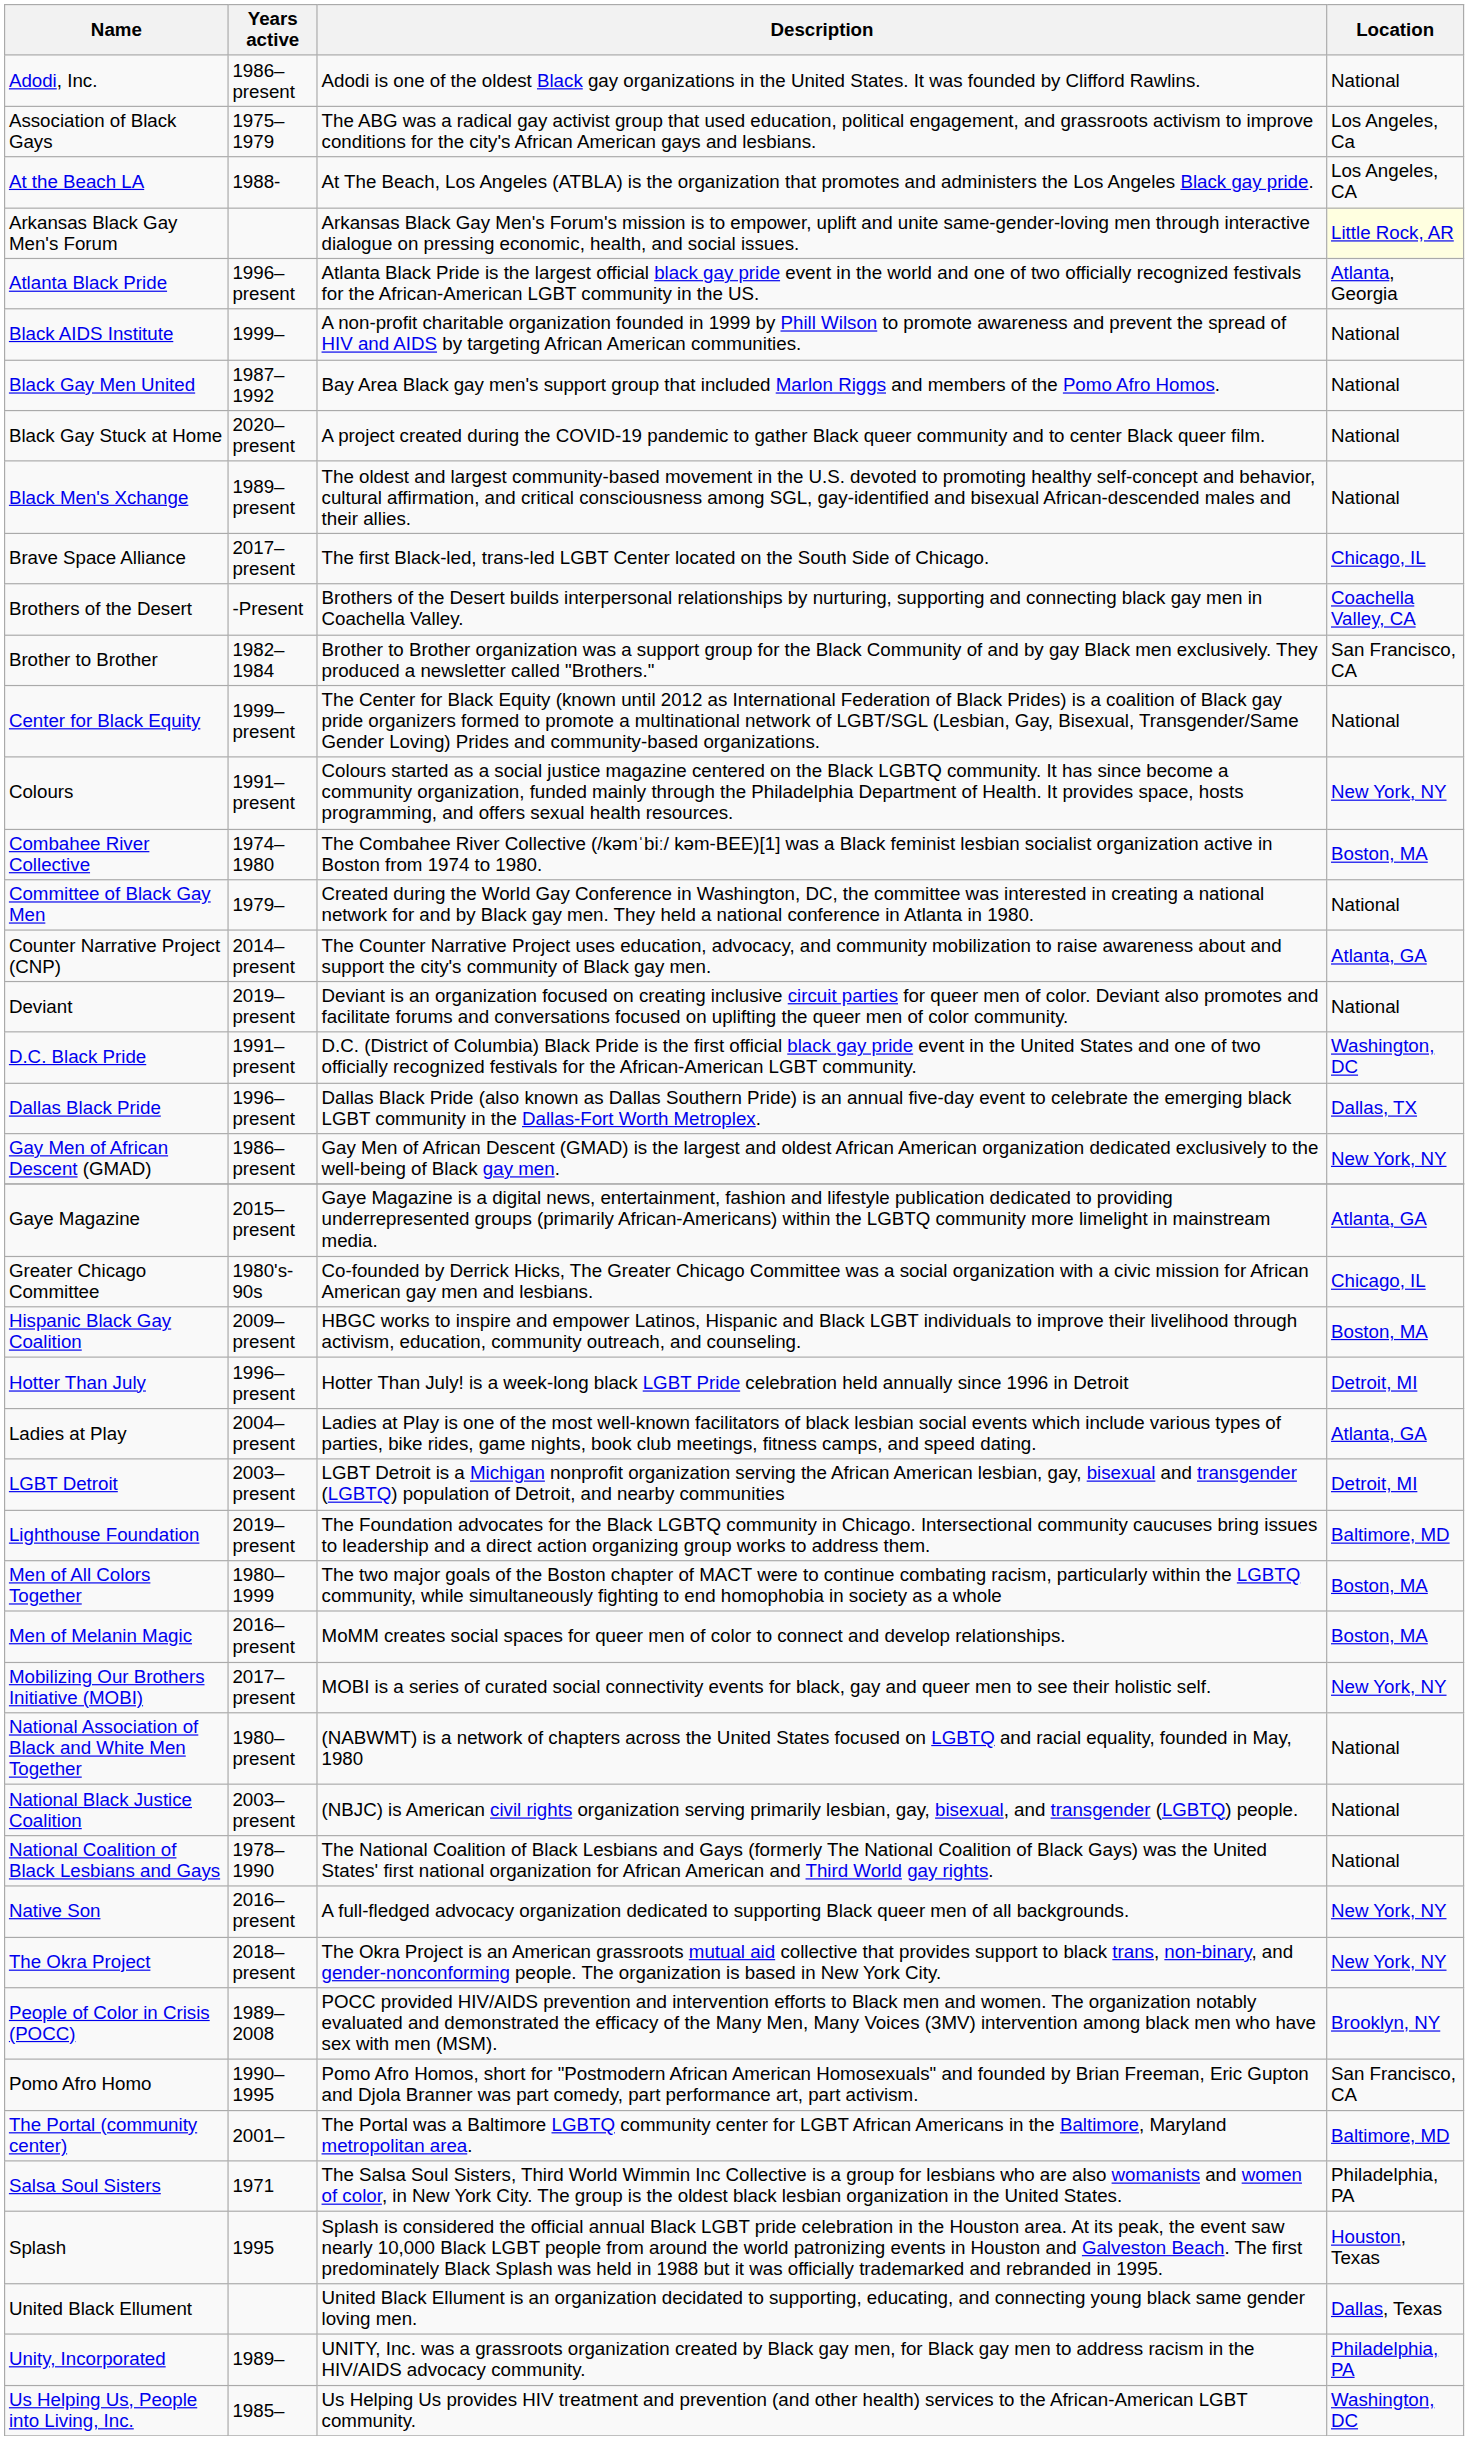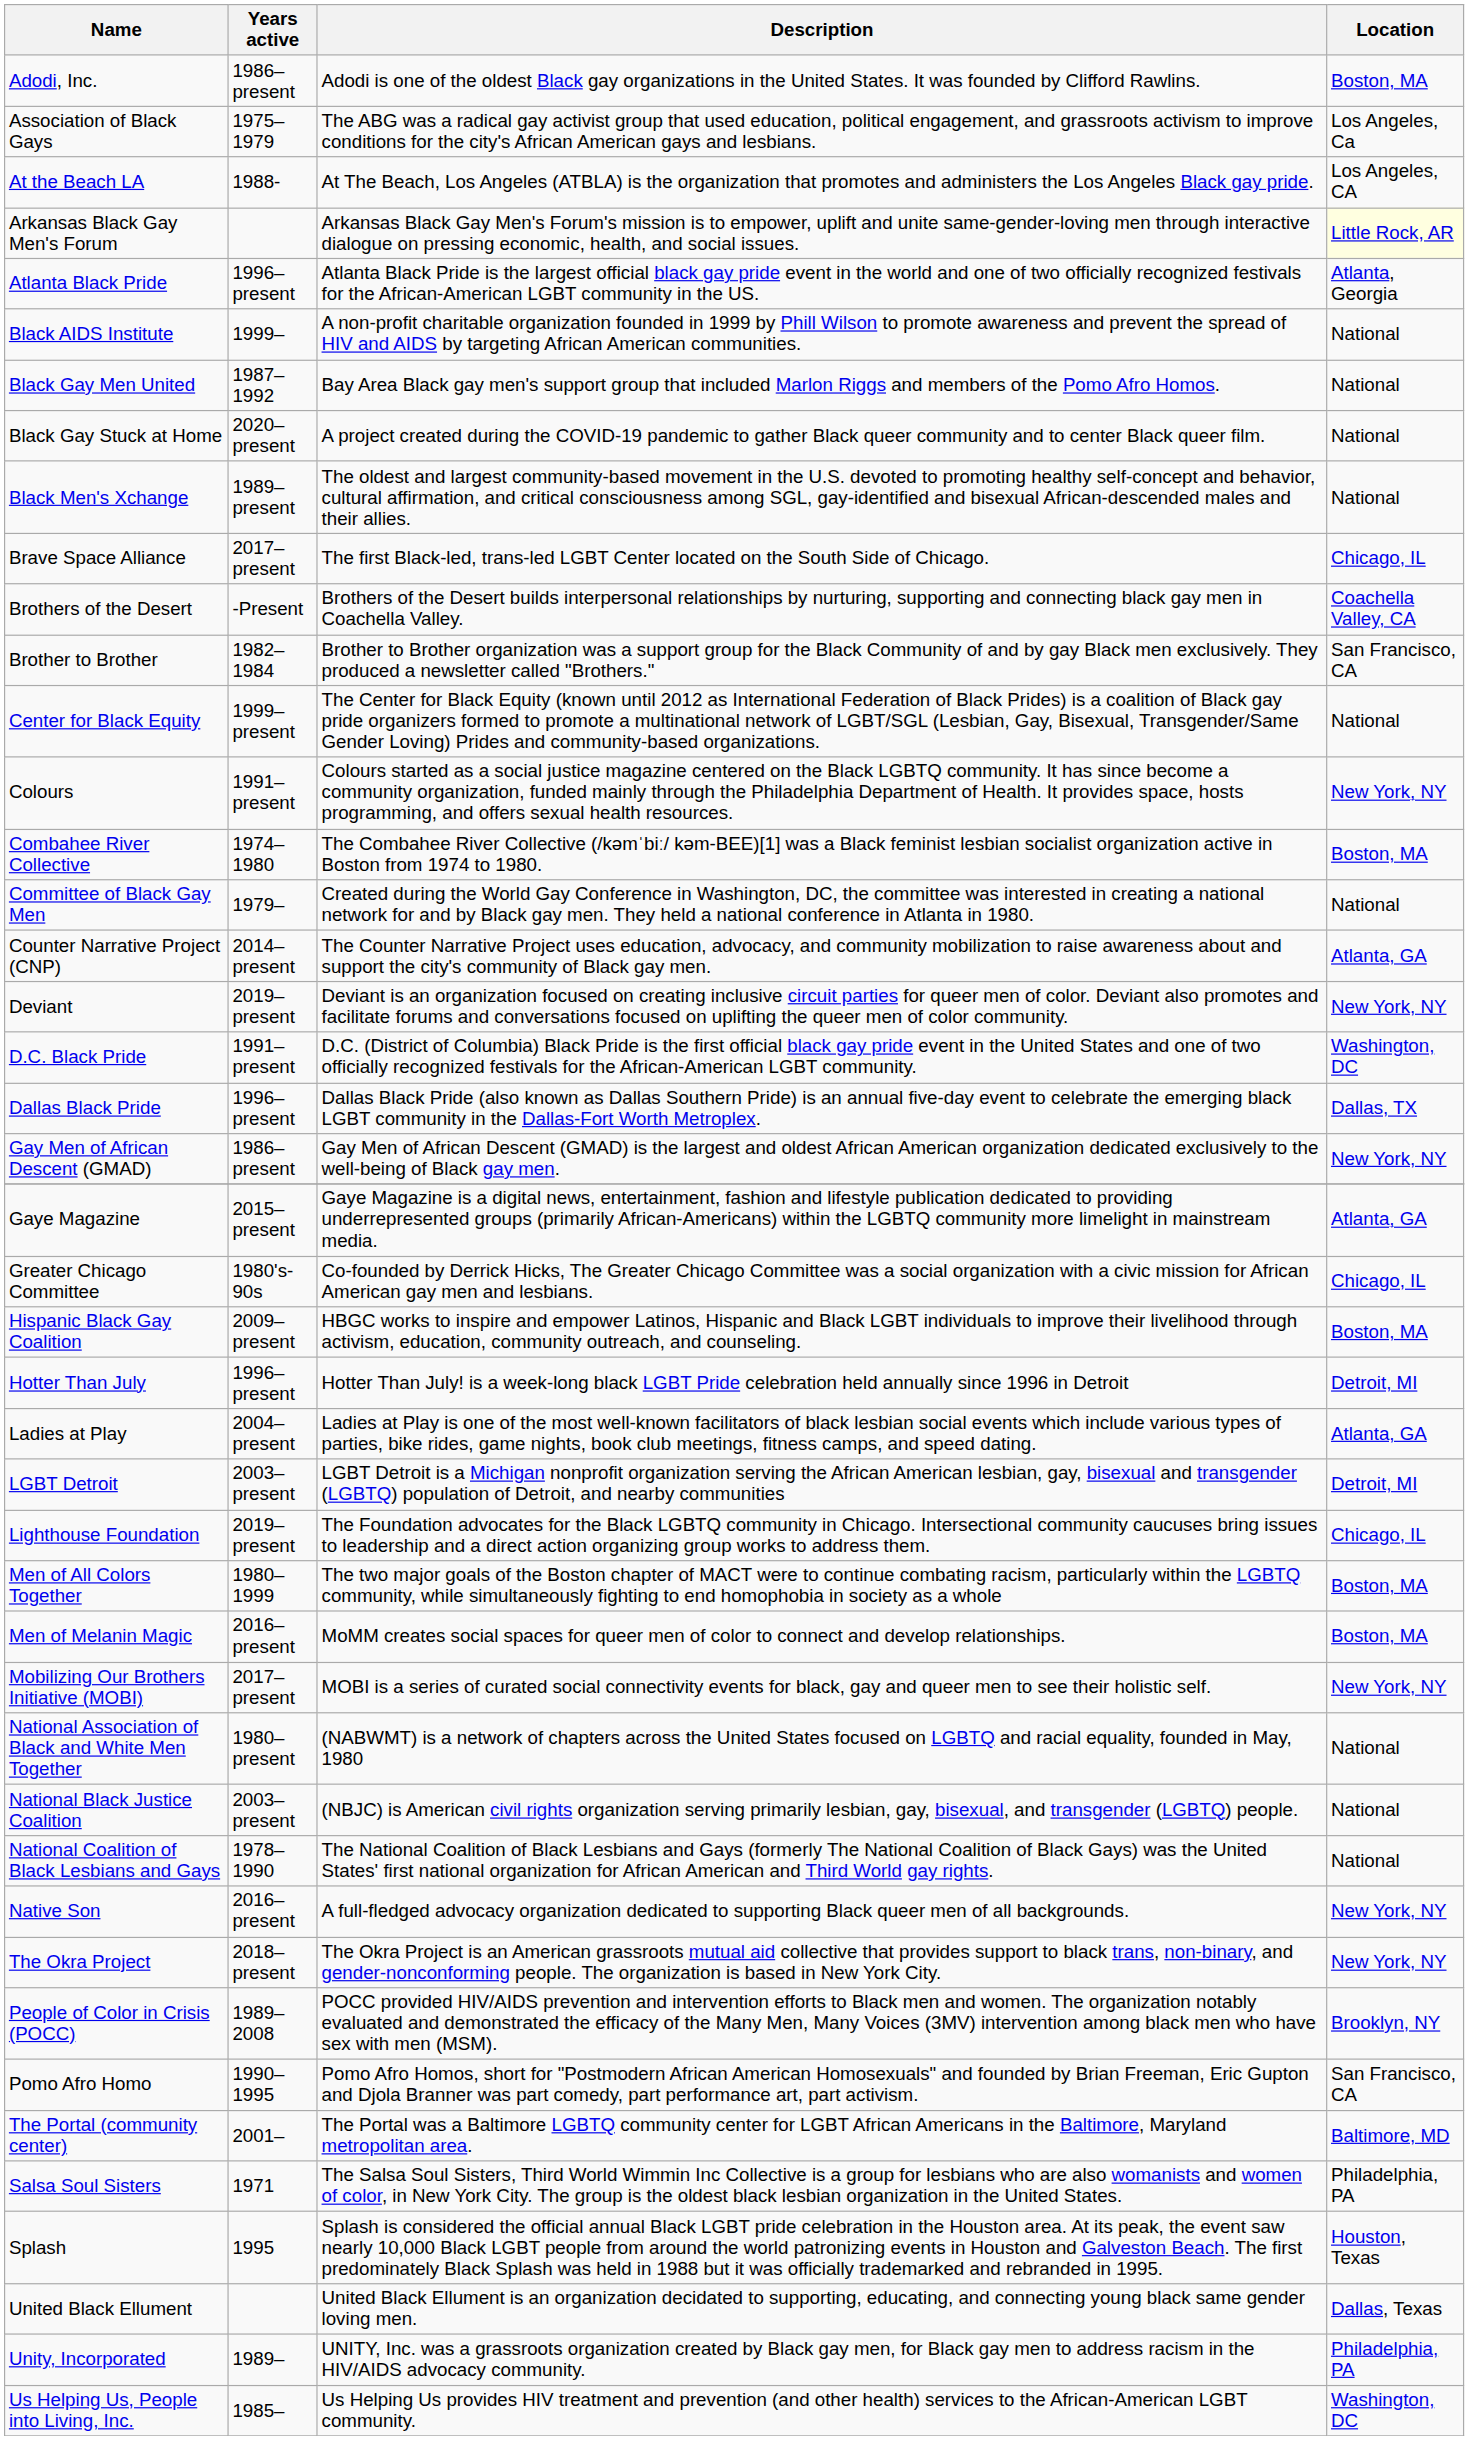(1365, 80) National -> (1379, 80) Boston, MA
(1365, 1006) National -> (1389, 1006) New York, NY
(1390, 1535) Baltimore, MD -> (1378, 1535) Chicago, IL
